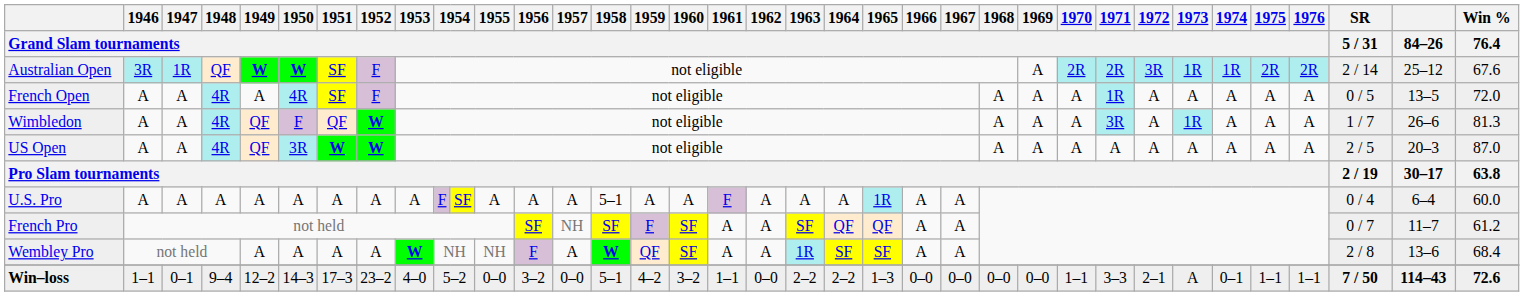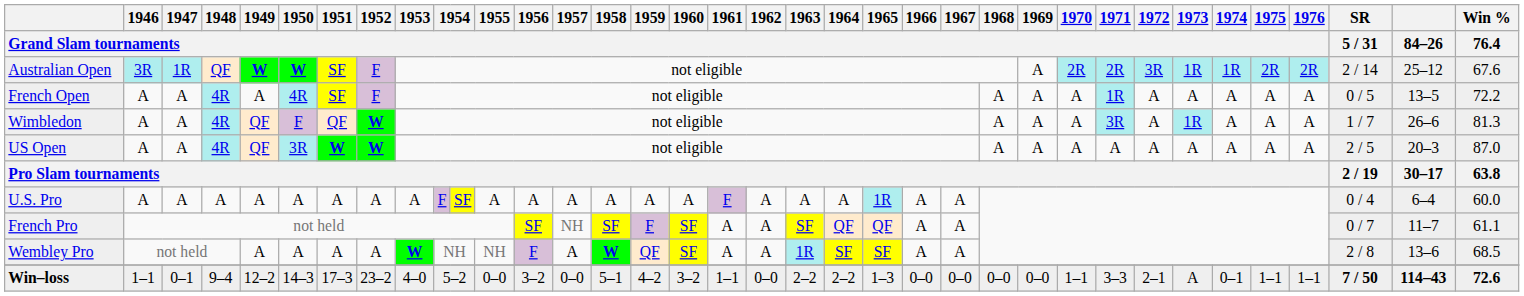(1487, 95) 72.0 -> (1487, 95) 72.2
(611, 199) 5–1 -> (611, 199) A
(1487, 225) 61.2 -> (1487, 225) 61.1
(1487, 251) 68.4 -> (1487, 251) 68.5
